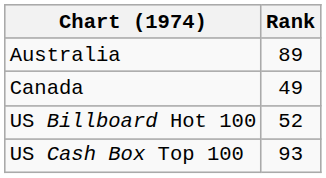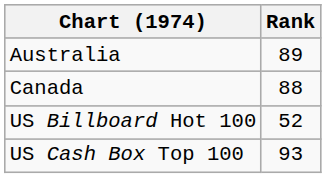(291, 88) 49 -> (291, 88) 88
